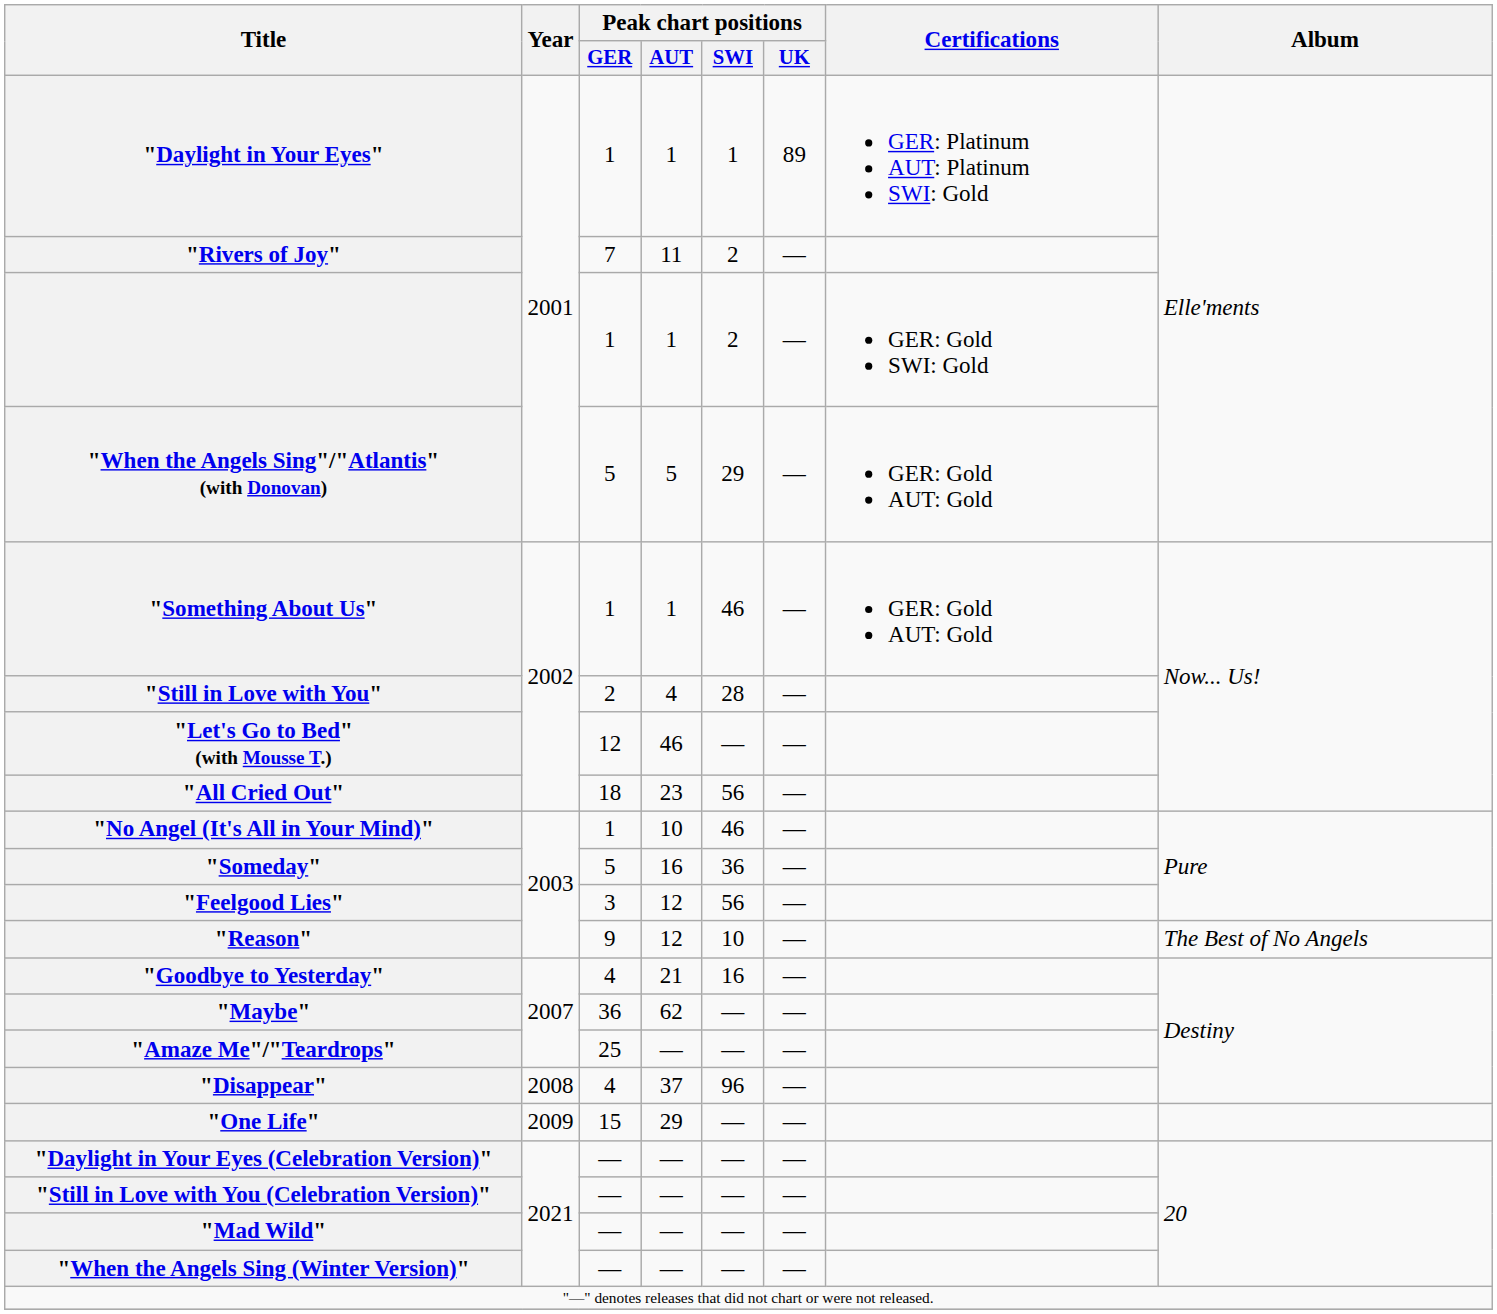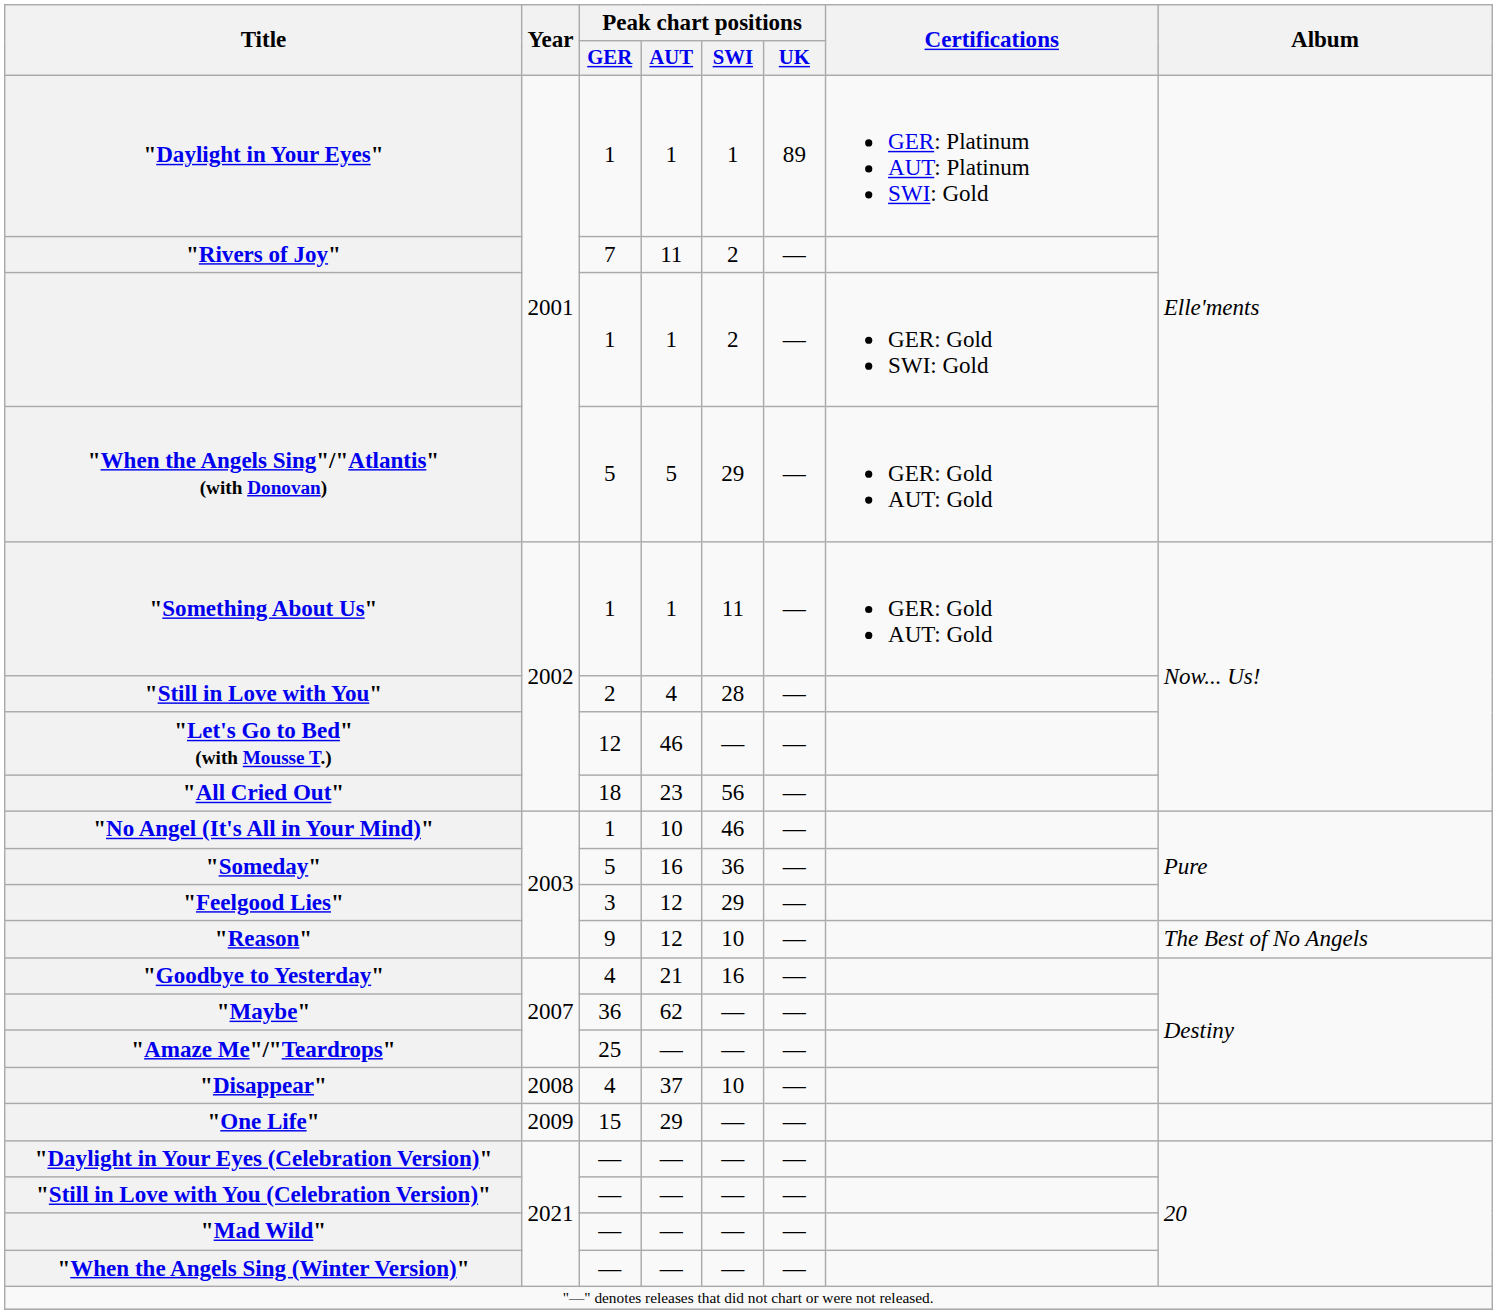(733, 608) 46 -> (733, 608) 11
(733, 902) 56 -> (733, 902) 29
(733, 1085) 96 -> (733, 1085) 10
